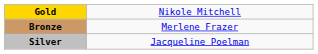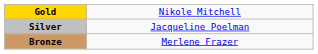rows swapped: (45, 41) <-> (45, 27)
